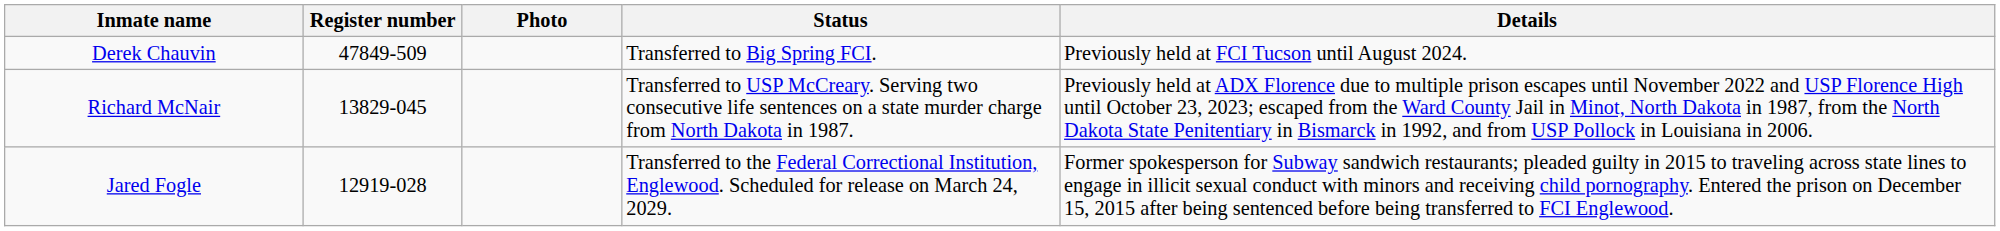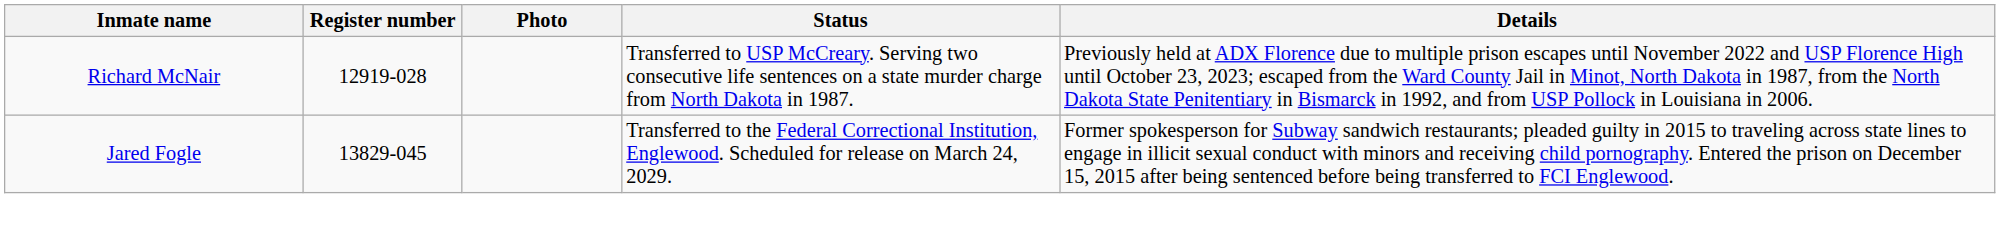- row: (154, 52)
(383, 107) 13829-045 -> (383, 75) 12919-028
(383, 185) 12919-028 -> (383, 153) 13829-045
